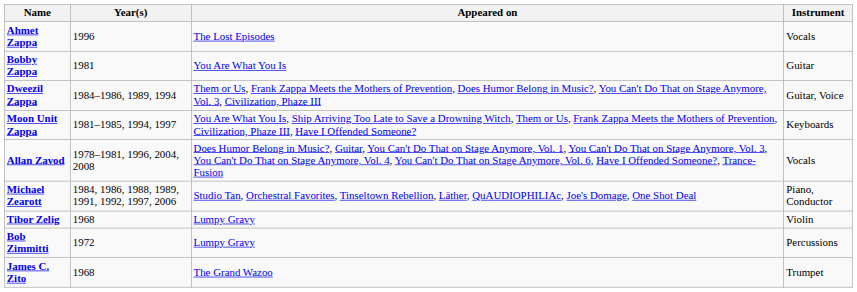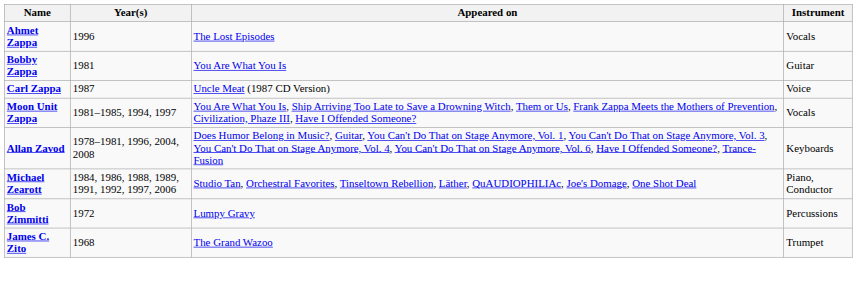+ row: (34, 89)
- row: (25, 95)
(810, 124) Keyboards -> (801, 112) Vocals
(801, 160) Vocals -> (810, 148) Keyboards
- row: (33, 219)
